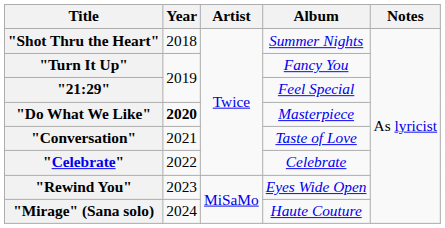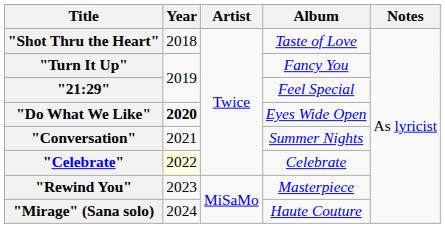(316, 41) Summer Nights -> (316, 41) Taste of Love
(316, 114) Masterpiece -> (316, 114) Eyes Wide Open
(316, 138) Taste of Love -> (316, 138) Summer Nights
(182, 162) no background -> (182, 162) lightyellow background
(316, 187) Eyes Wide Open -> (316, 187) Masterpiece
